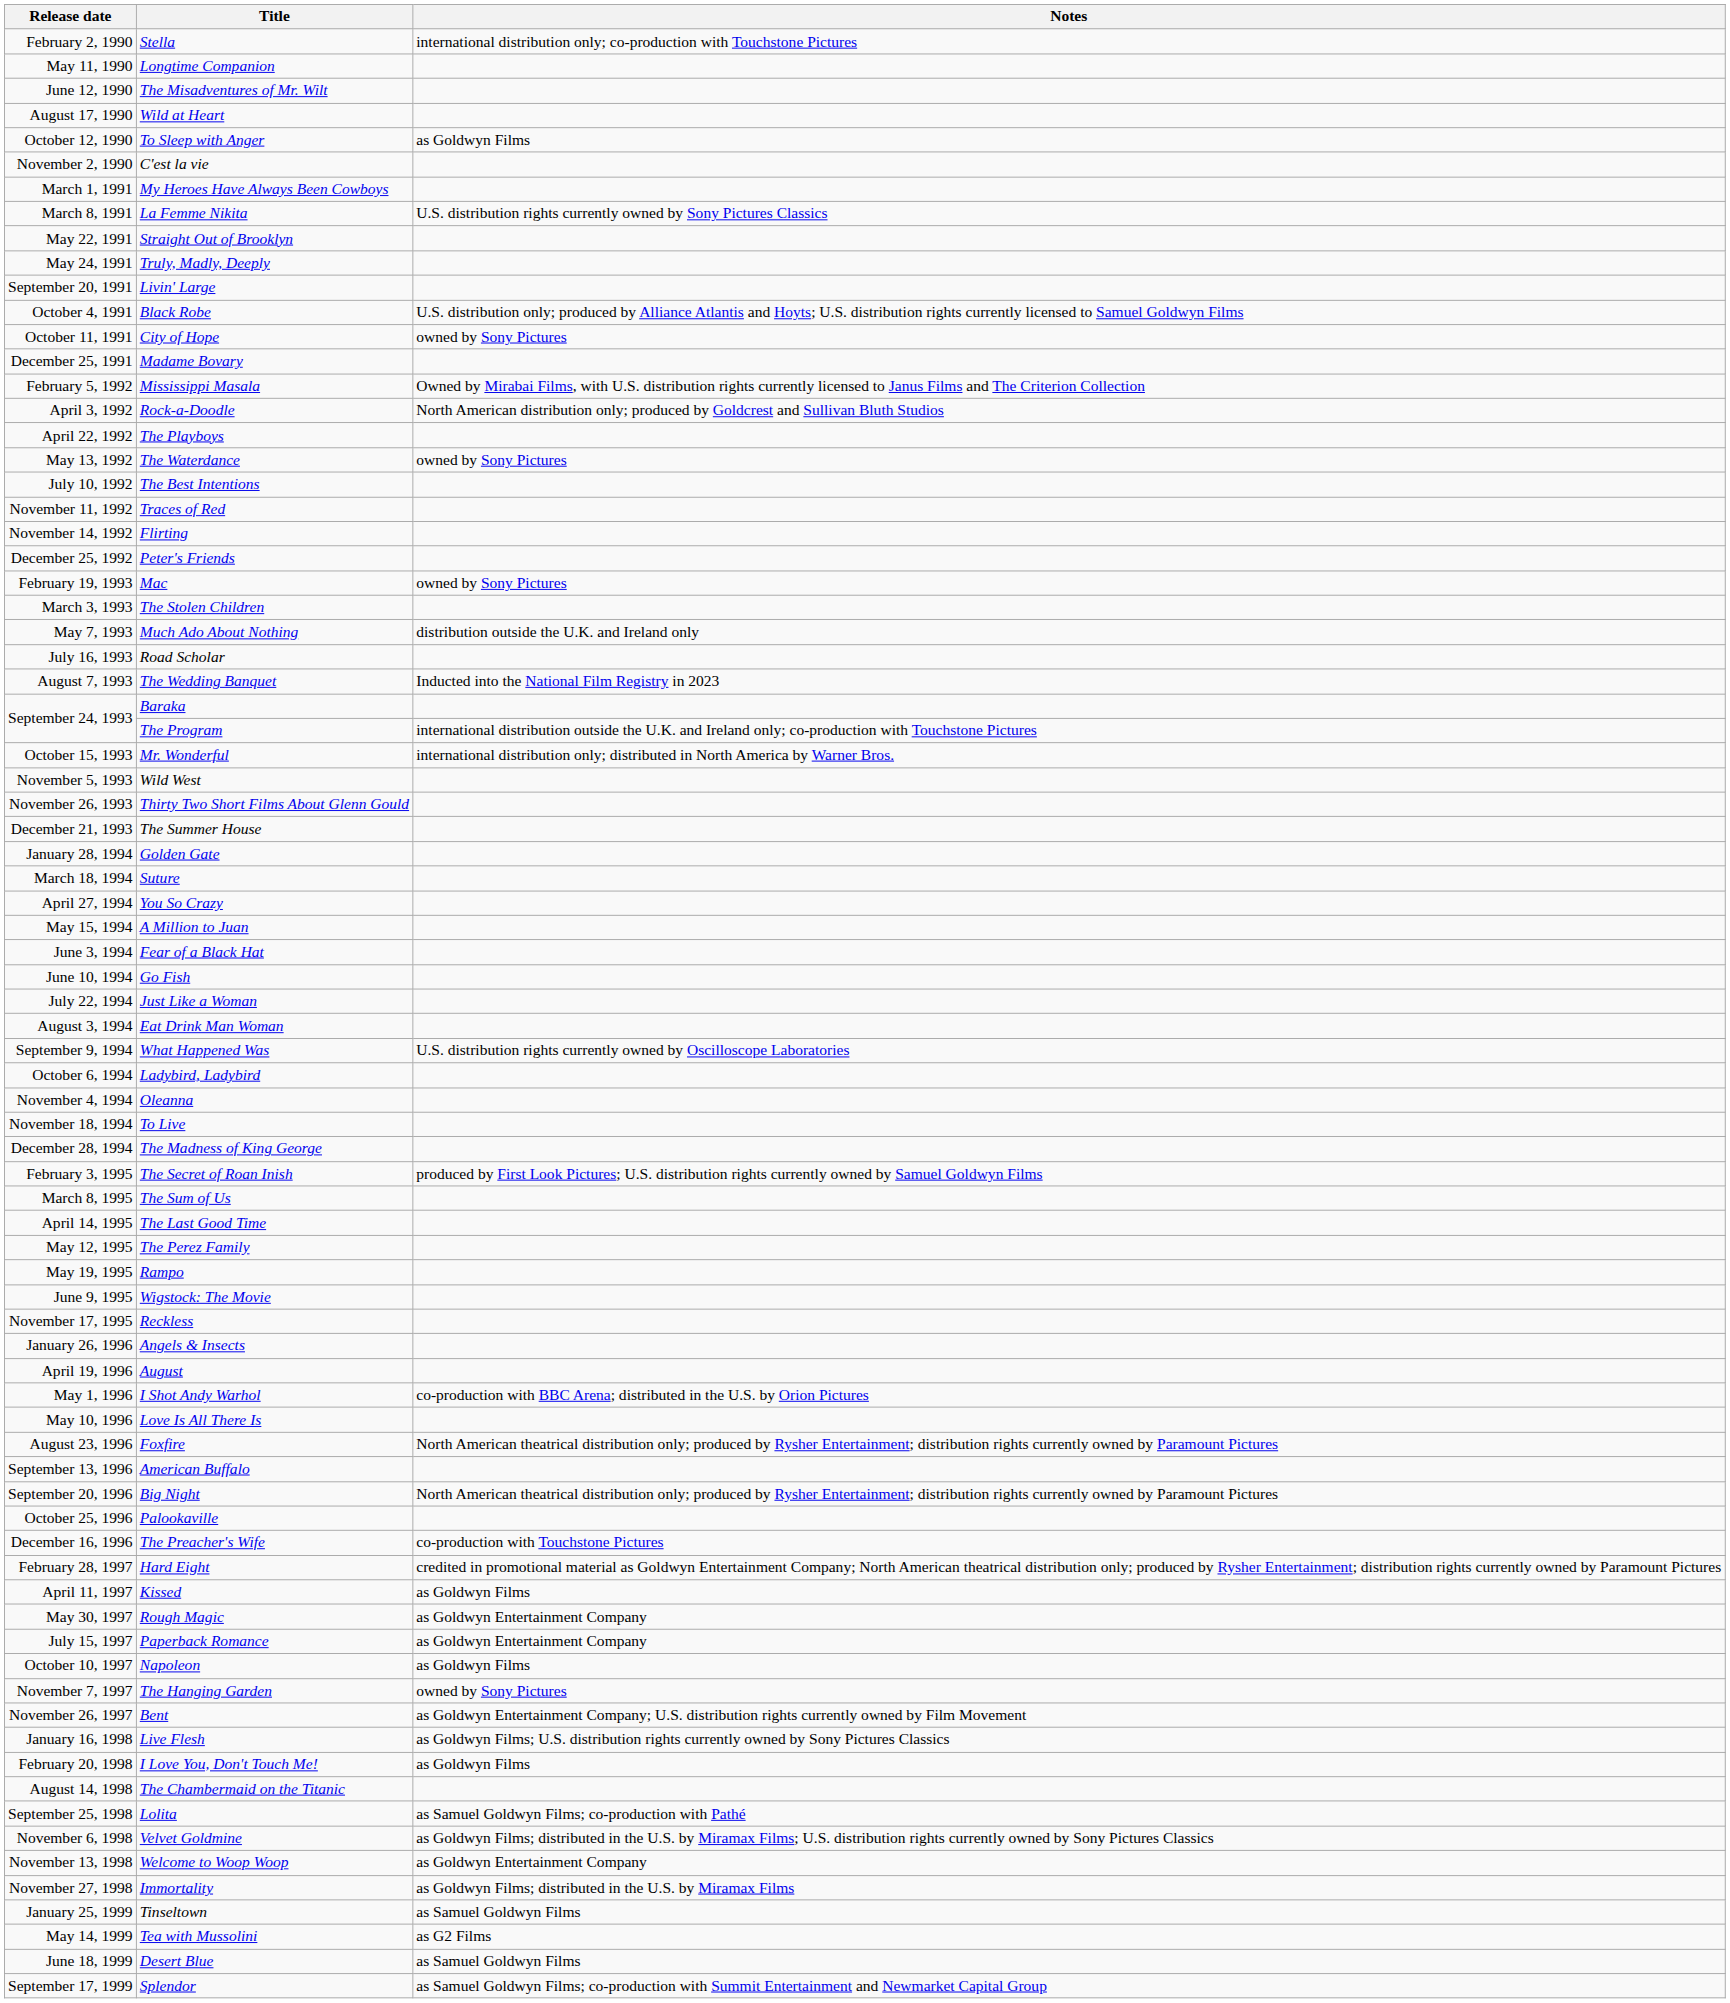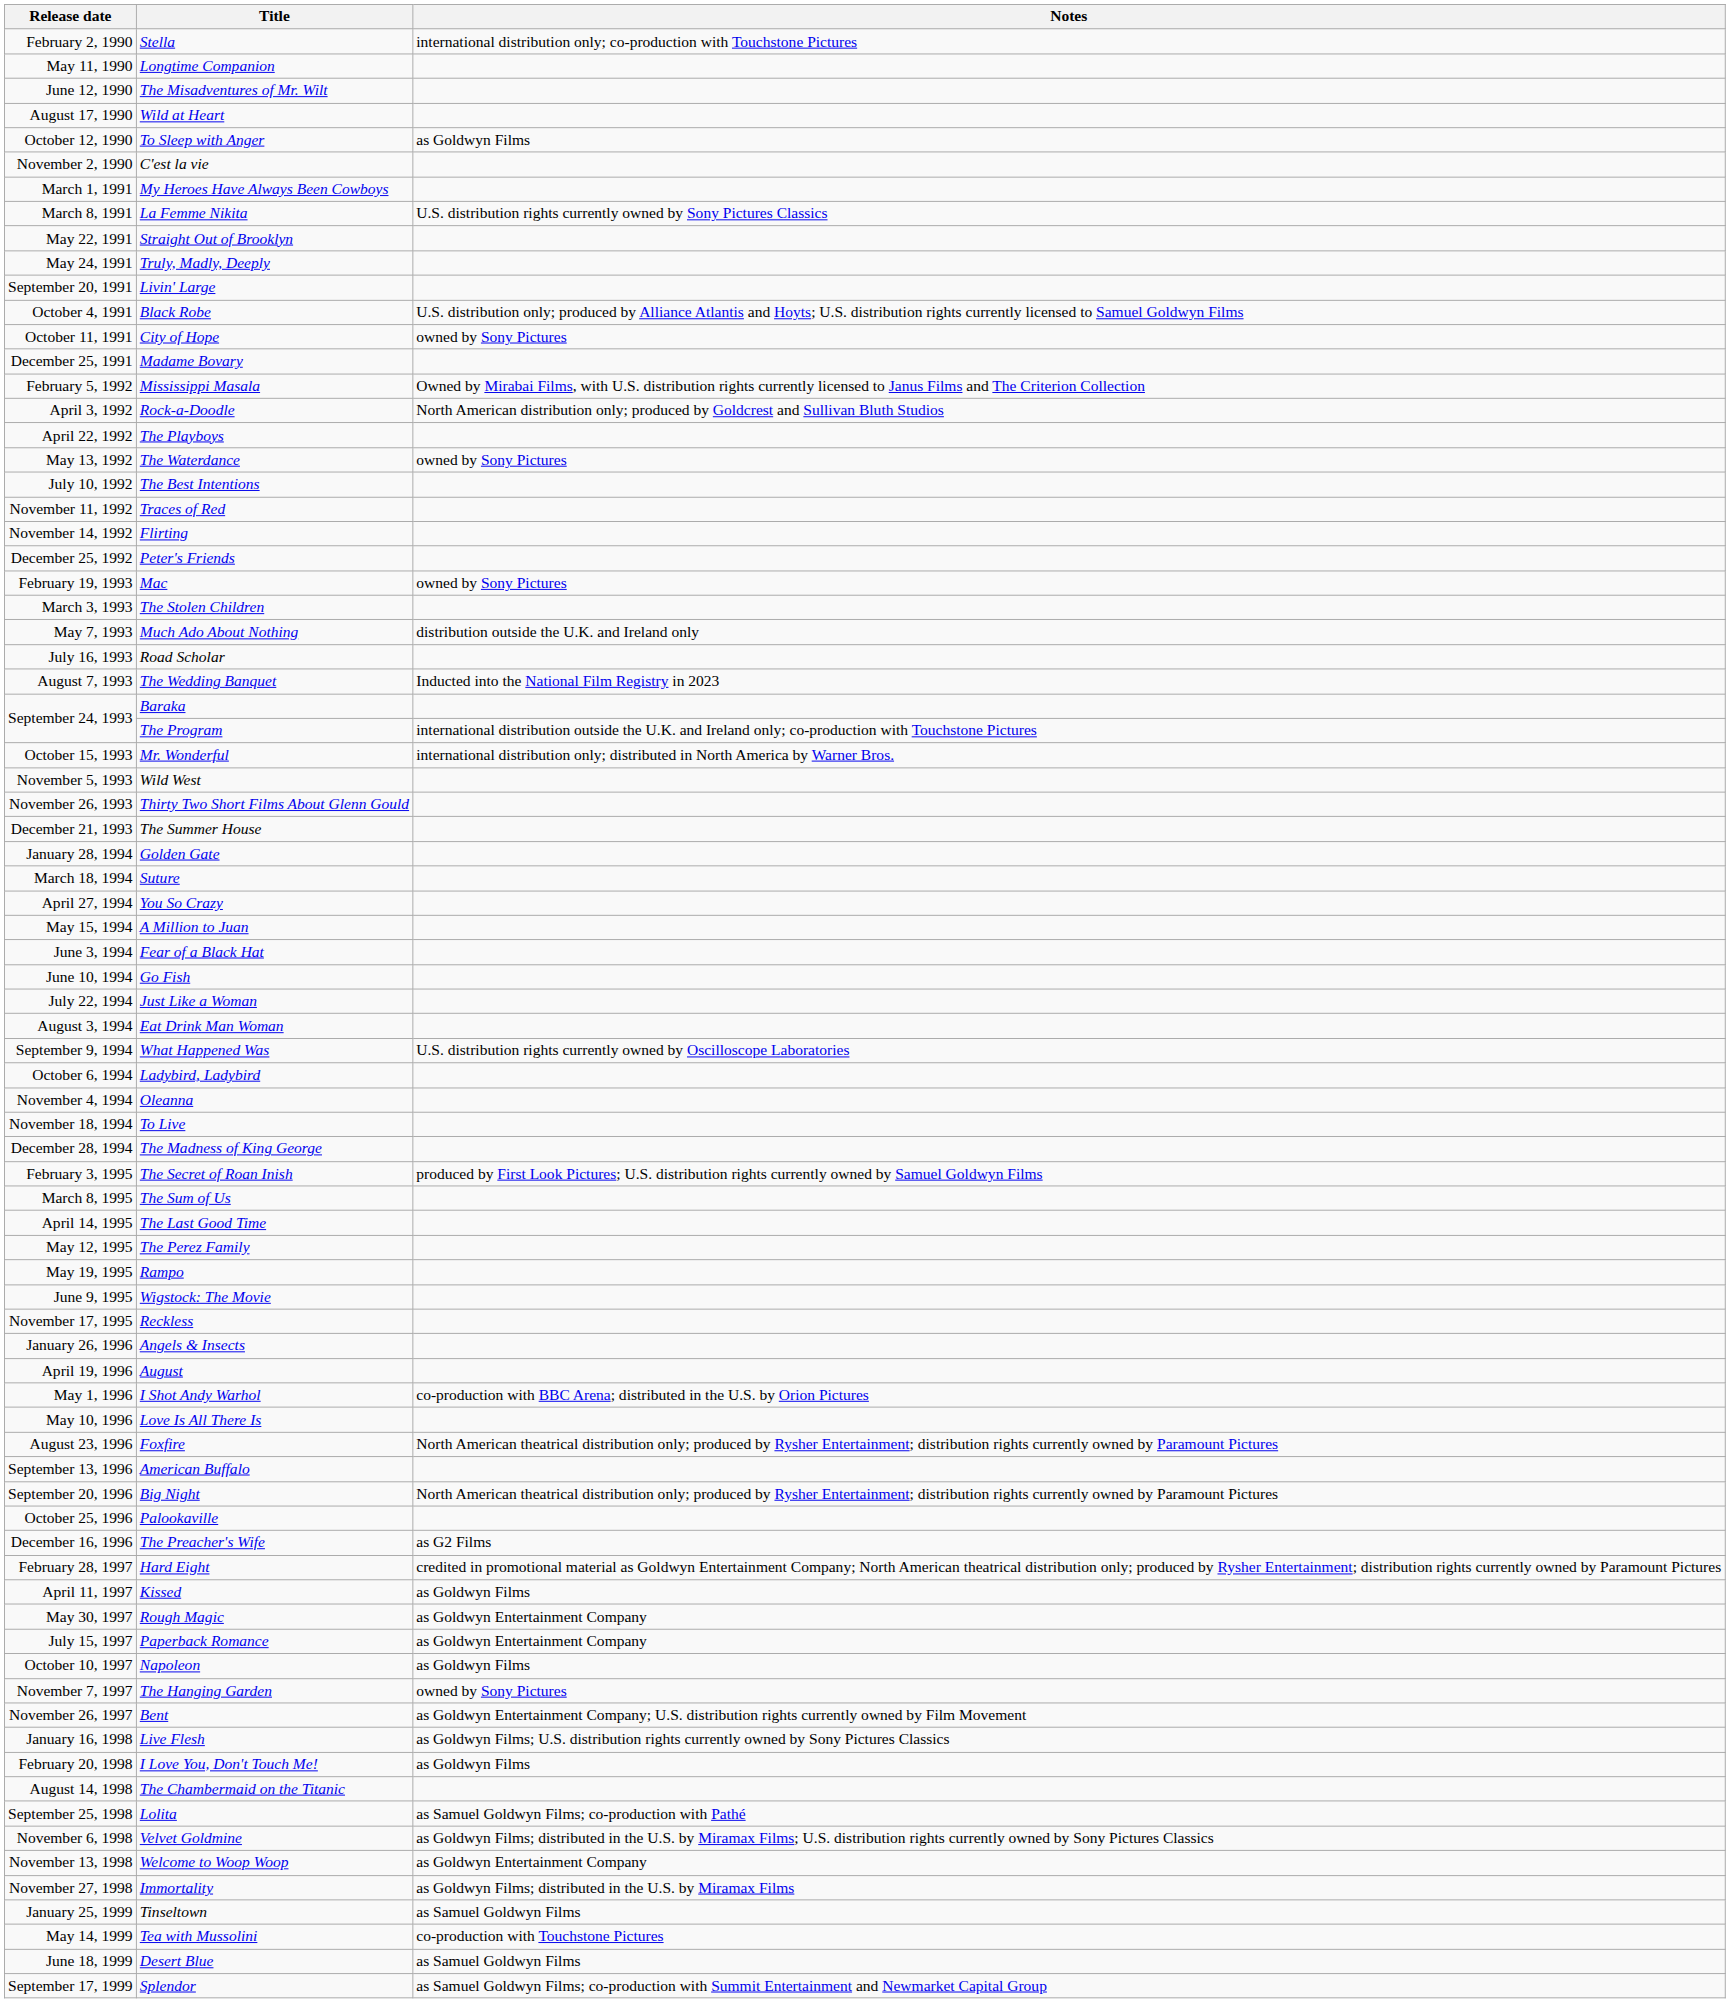(540, 1542) co-production with Touchstone Pictures -> (454, 1542) as G2 Films
(454, 1936) as G2 Films -> (540, 1936) co-production with Touchstone Pictures
